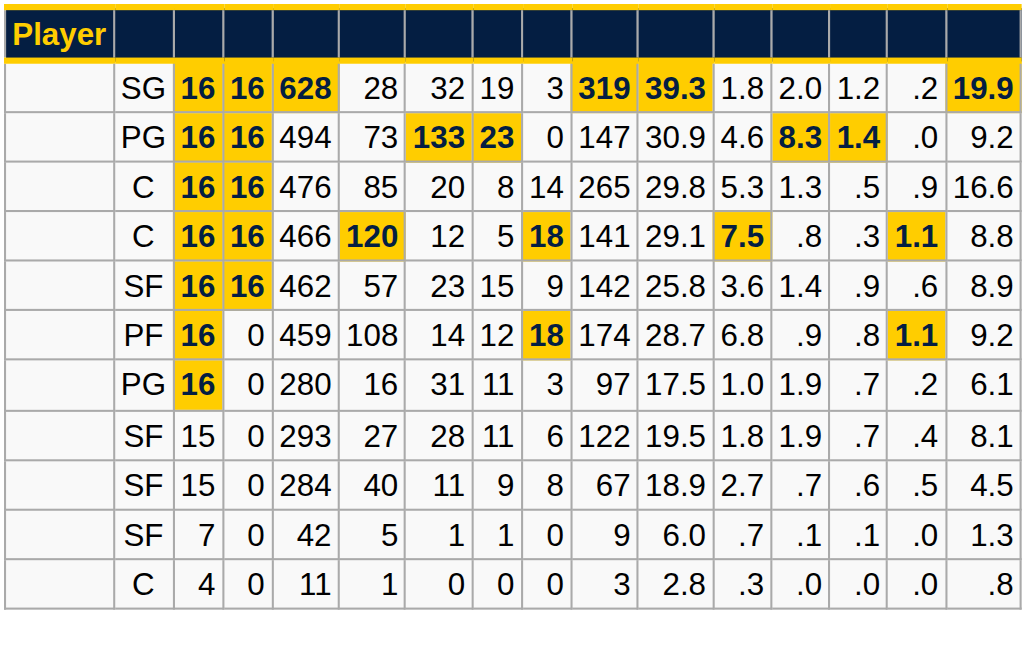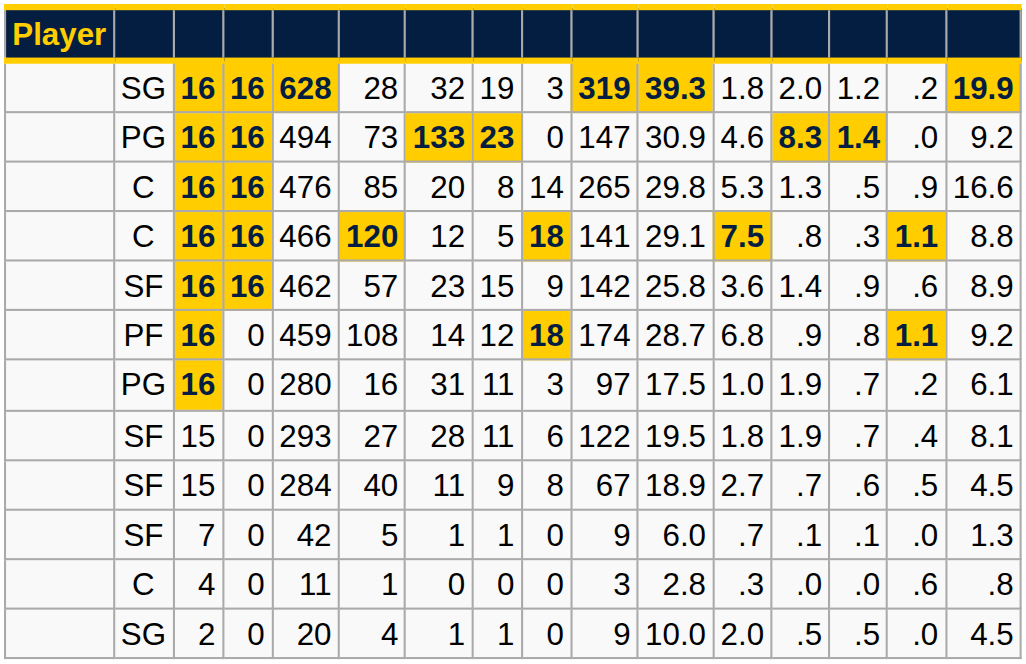(925, 583) .0 -> (925, 583) .6
+ row: (143, 633)
